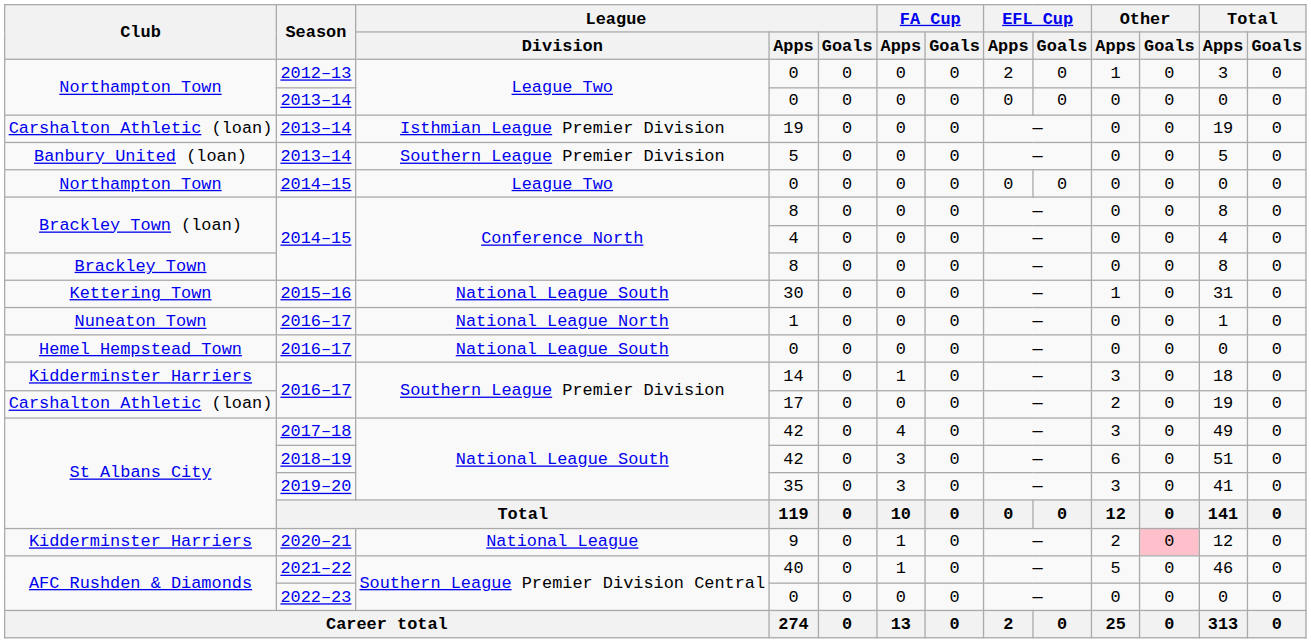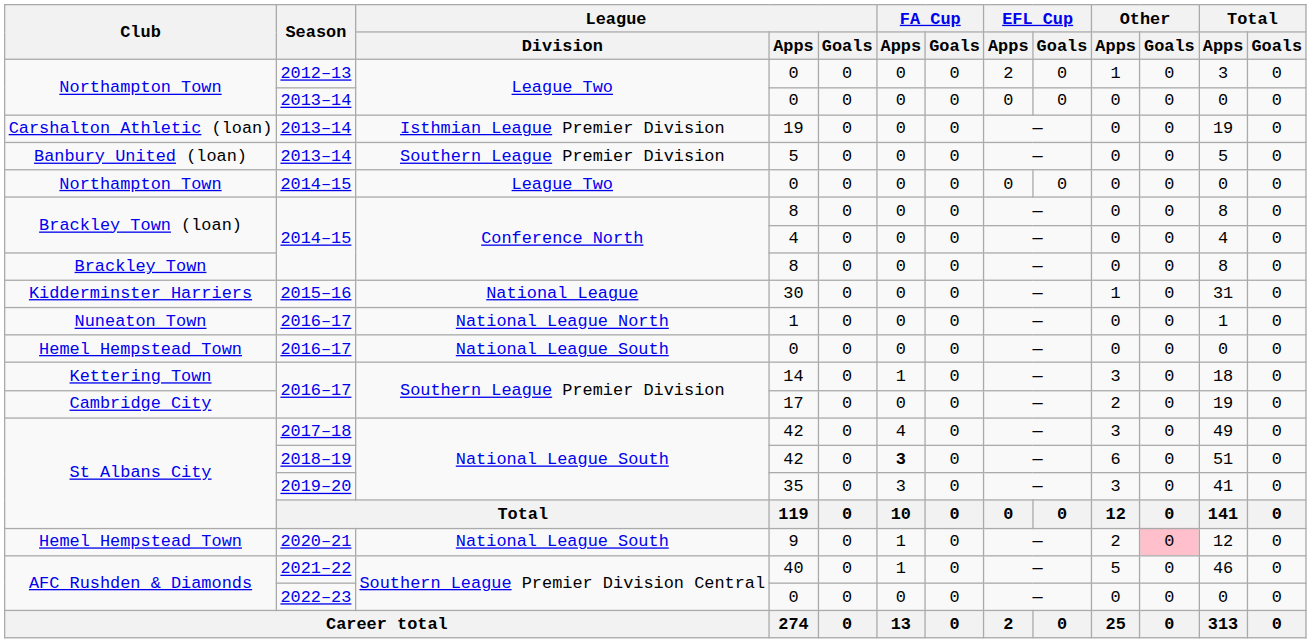(141, 294) Kettering Town -> (141, 294) Kidderminster Harriers
(562, 294) National League South -> (562, 294) National League
(141, 376) Kidderminster Harriers -> (141, 376) Kettering Town
(141, 404) Carshalton Athletic (loan) -> (141, 404) Cambridge City
(901, 459) normal -> (901, 459) bold
(141, 542) Kidderminster Harriers -> (141, 542) Hemel Hempstead Town
(562, 542) National League -> (562, 542) National League South
